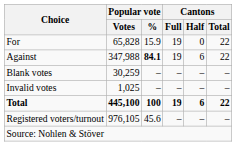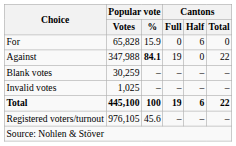(177, 42) 19 -> (179, 42) 0
(202, 42) 0 -> (202, 42) 6
(225, 42) 22 -> (227, 42) 0
(202, 57) 6 -> (202, 57) 0
